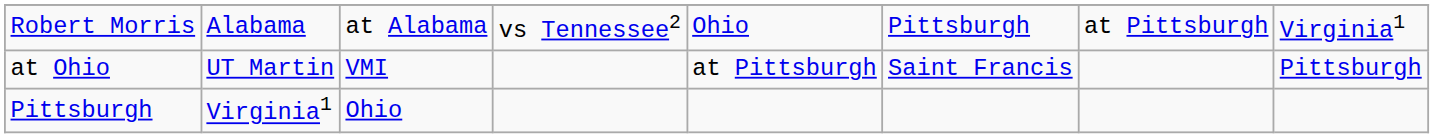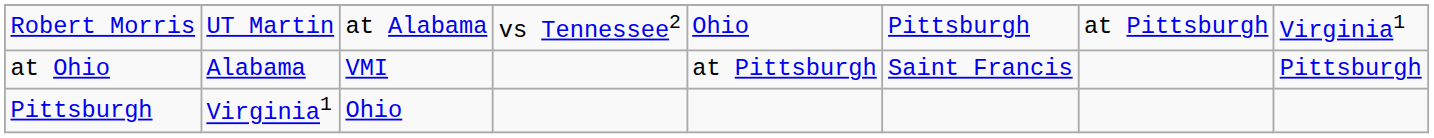(256, 27) Alabama -> (270, 27) UT Martin
(270, 69) UT Martin -> (256, 69) Alabama
